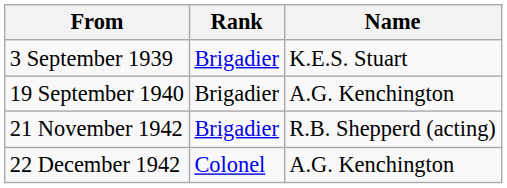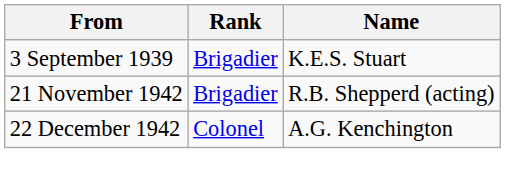- row: (97, 93)
